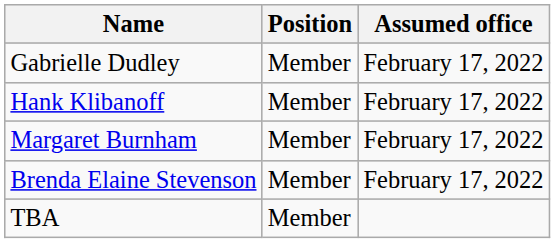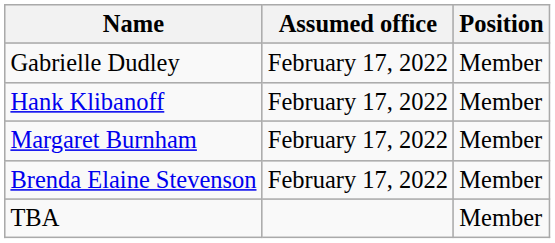columns swapped: (310, 23) <-> (453, 23)
